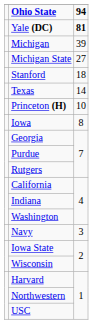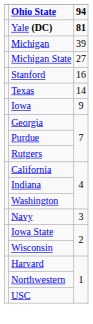(81, 75) 18 -> (81, 75) 16
- row: (39, 106)
(81, 122) 8 -> (81, 106) 9
